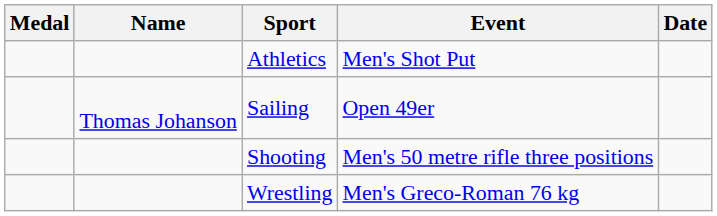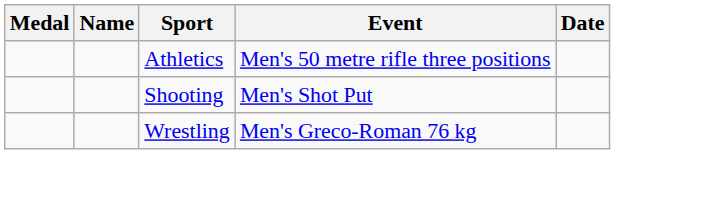(409, 58) Men's Shot Put -> (395, 58) Men's 50 metre rifle three positions
- row: (278, 107)
(498, 156) Men's 50 metre rifle three positions -> (306, 94) Men's Shot Put
